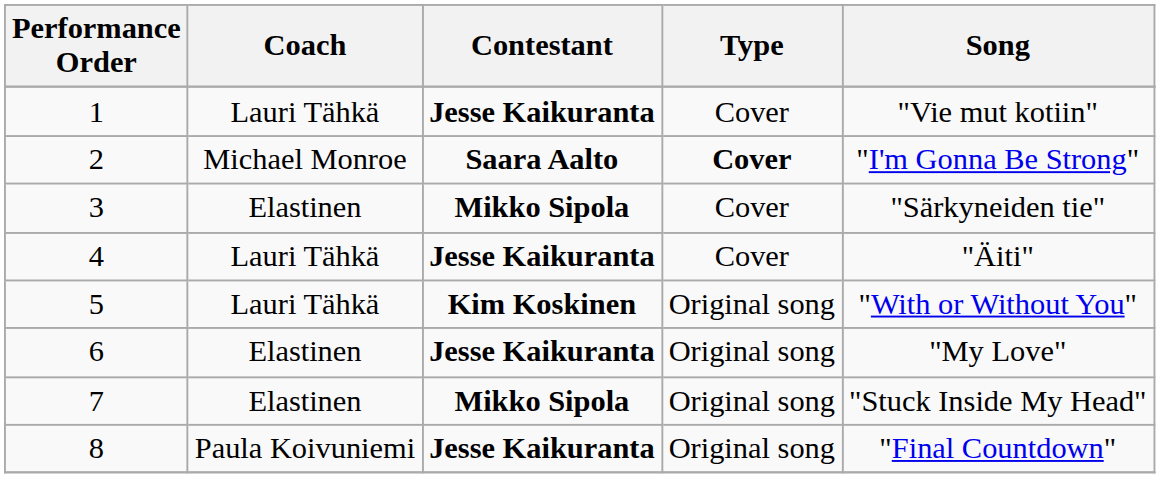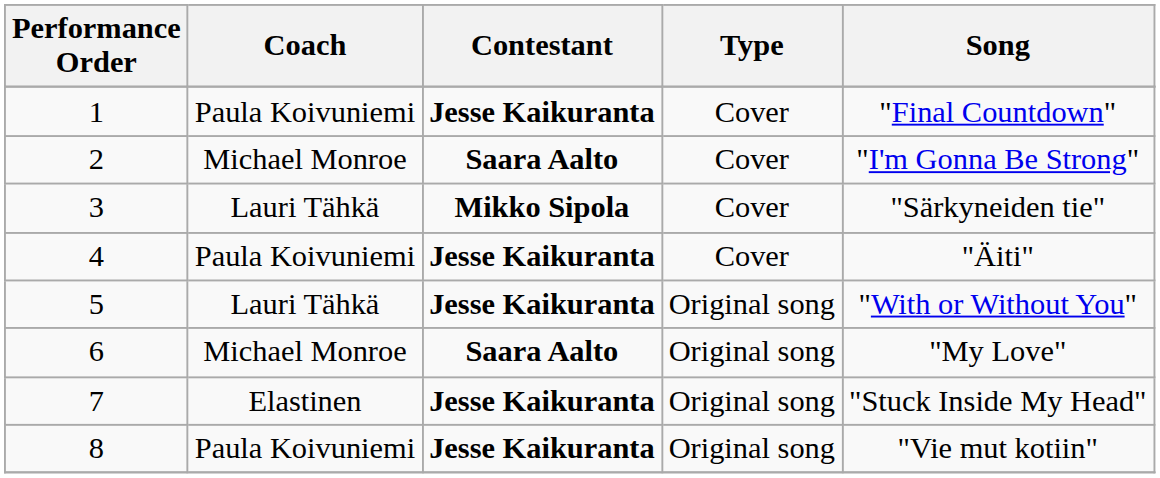(305, 111) Lauri Tähkä -> (305, 111) Paula Koivuniemi
(998, 111) "Vie mut kotiin" -> (998, 111) "Final Countdown"
(752, 159) bold -> (752, 159) normal
(305, 207) Elastinen -> (305, 207) Lauri Tähkä
(305, 255) Lauri Tähkä -> (305, 255) Paula Koivuniemi
(542, 303) Kim Koskinen -> (542, 303) Jesse Kaikuranta
(305, 352) Elastinen -> (305, 352) Michael Monroe
(542, 352) Jesse Kaikuranta -> (542, 352) Saara Aalto
(542, 400) Mikko Sipola -> (542, 400) Jesse Kaikuranta
(998, 448) "Final Countdown" -> (998, 448) "Vie mut kotiin"
